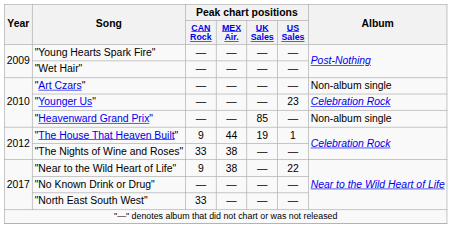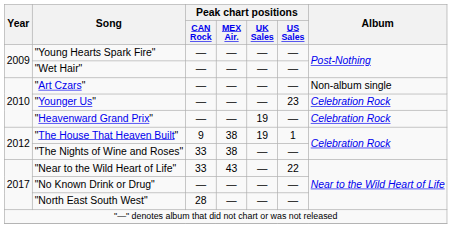(262, 118) 85 -> (262, 118) 19
(351, 118) Non-album single -> (351, 118) Celebration Rock
(232, 135) 44 -> (232, 135) 38
(201, 168) 9 -> (201, 168) 33
(232, 168) 38 -> (232, 168) 43
(201, 201) 33 -> (201, 201) 28
